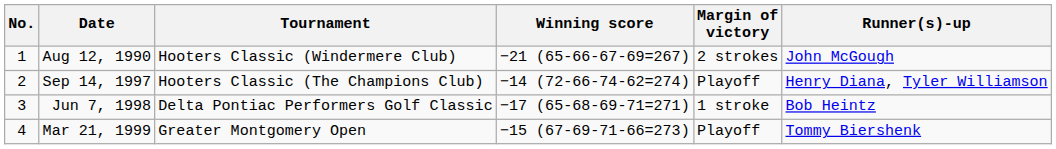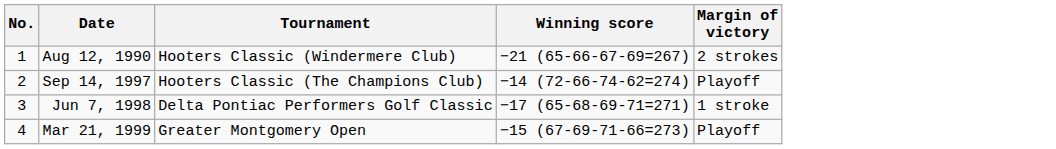- column: (917, 26)
